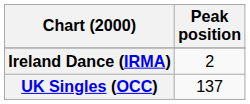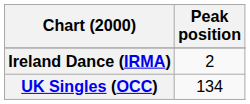(210, 86) 137 -> (210, 86) 134
